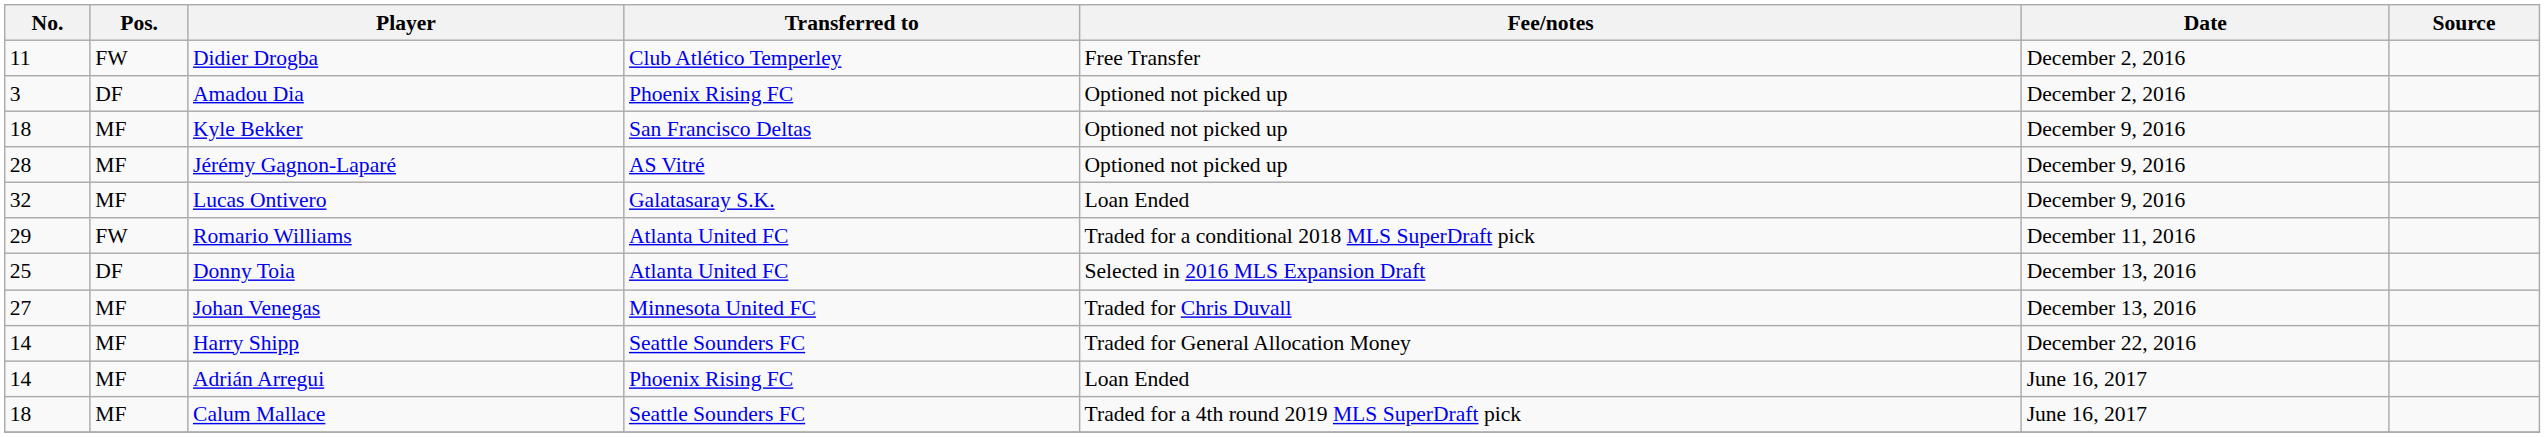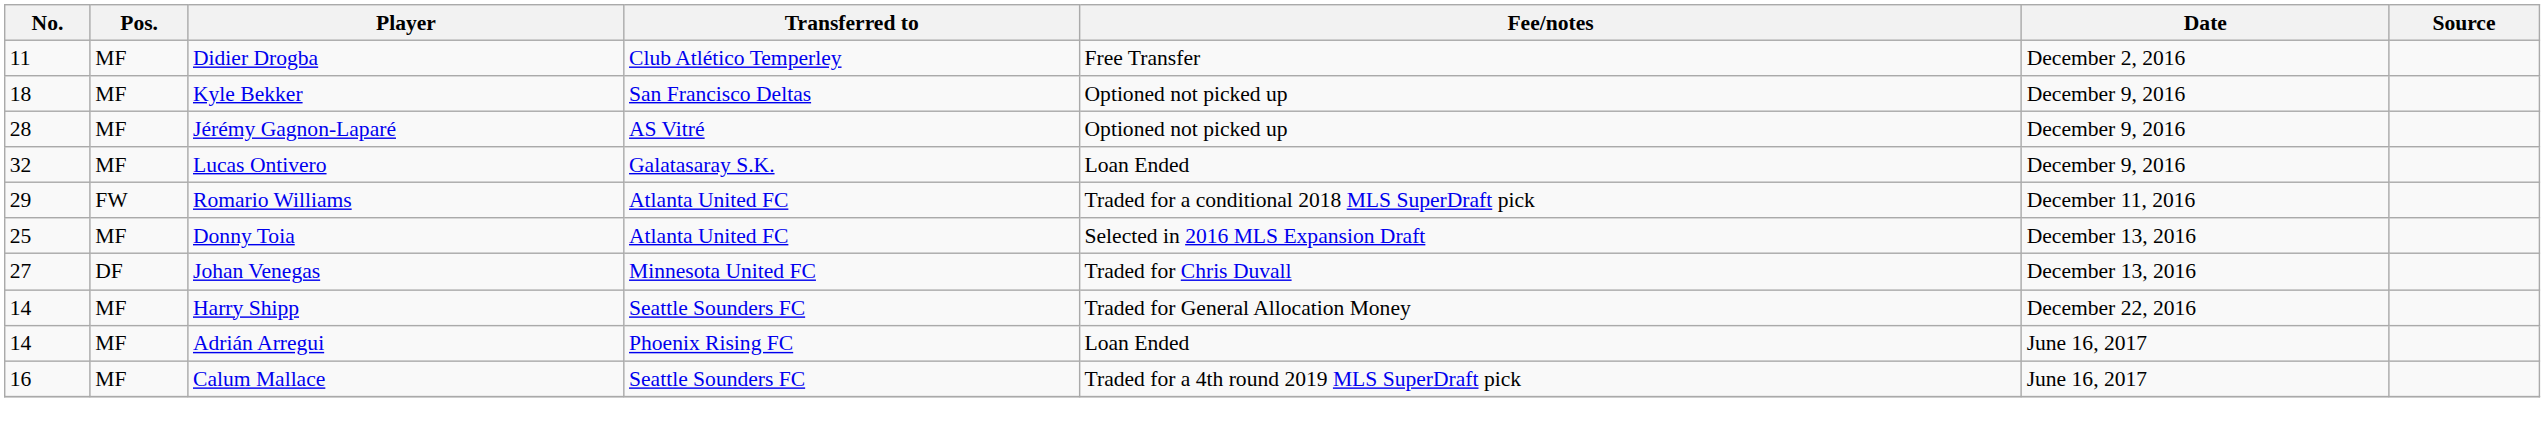(111, 58) FW -> (111, 58) MF
- row: (248, 93)
(109, 271) DF -> (111, 236) MF
(111, 307) MF -> (109, 271) DF
(21, 413) 18 -> (21, 378) 16
